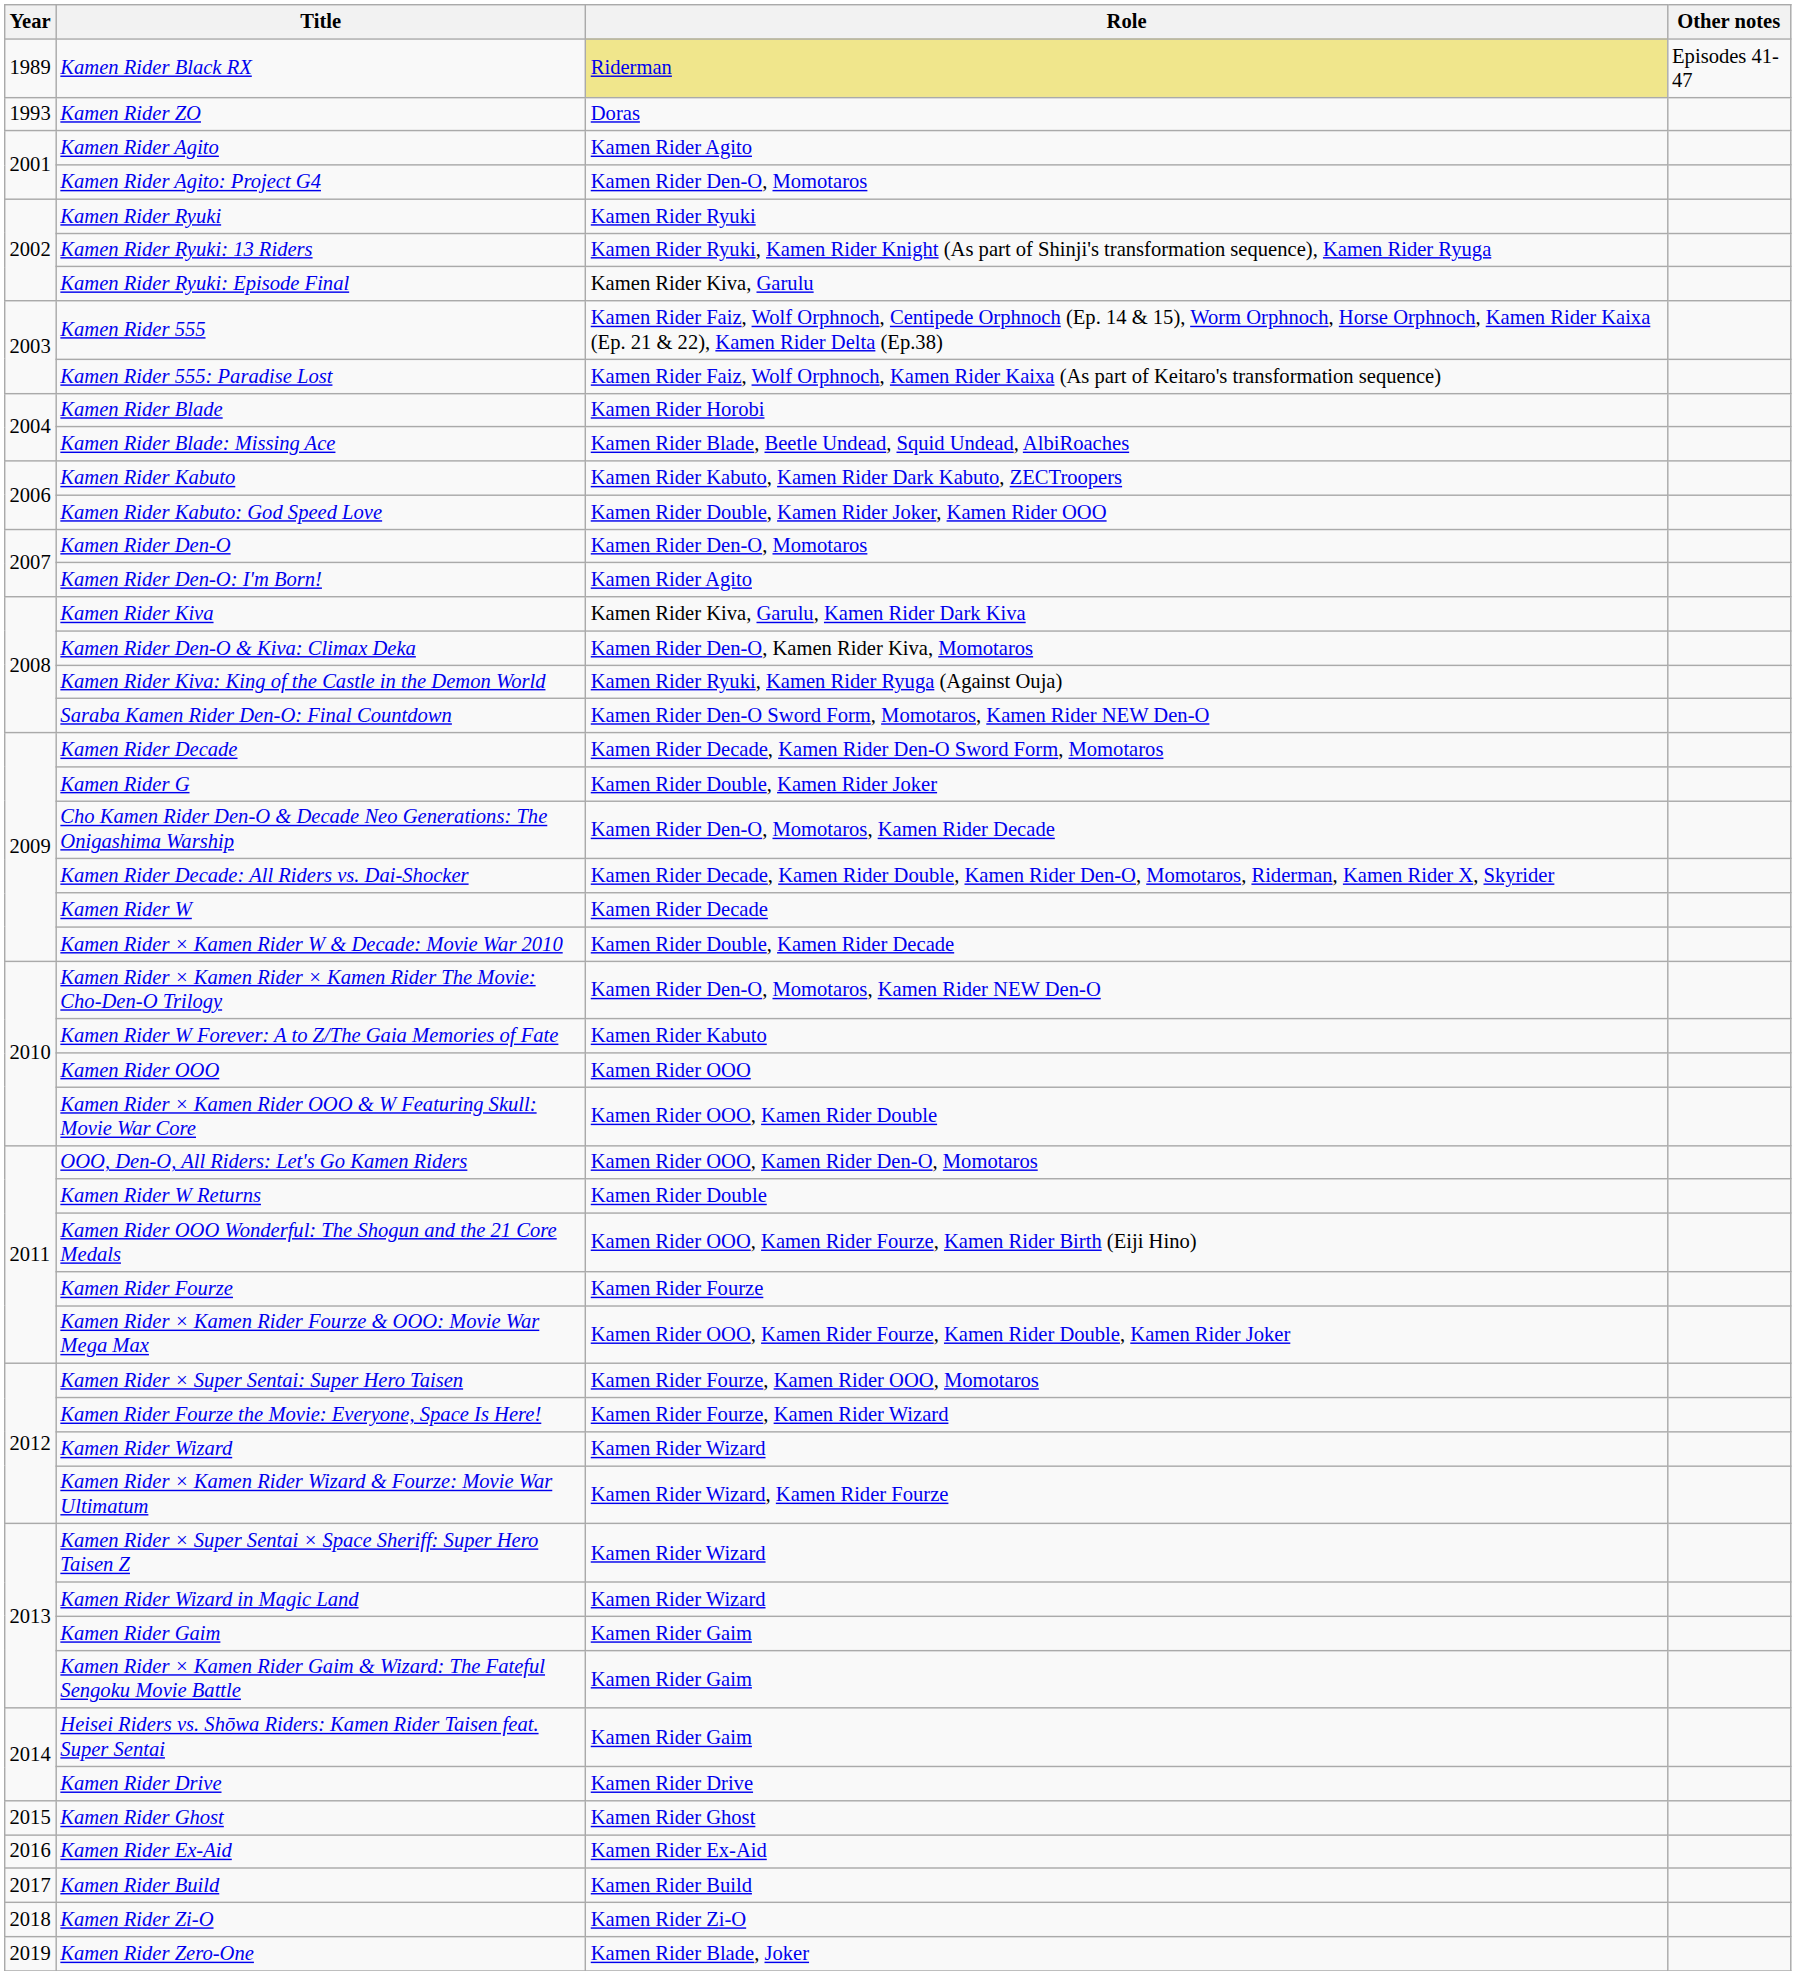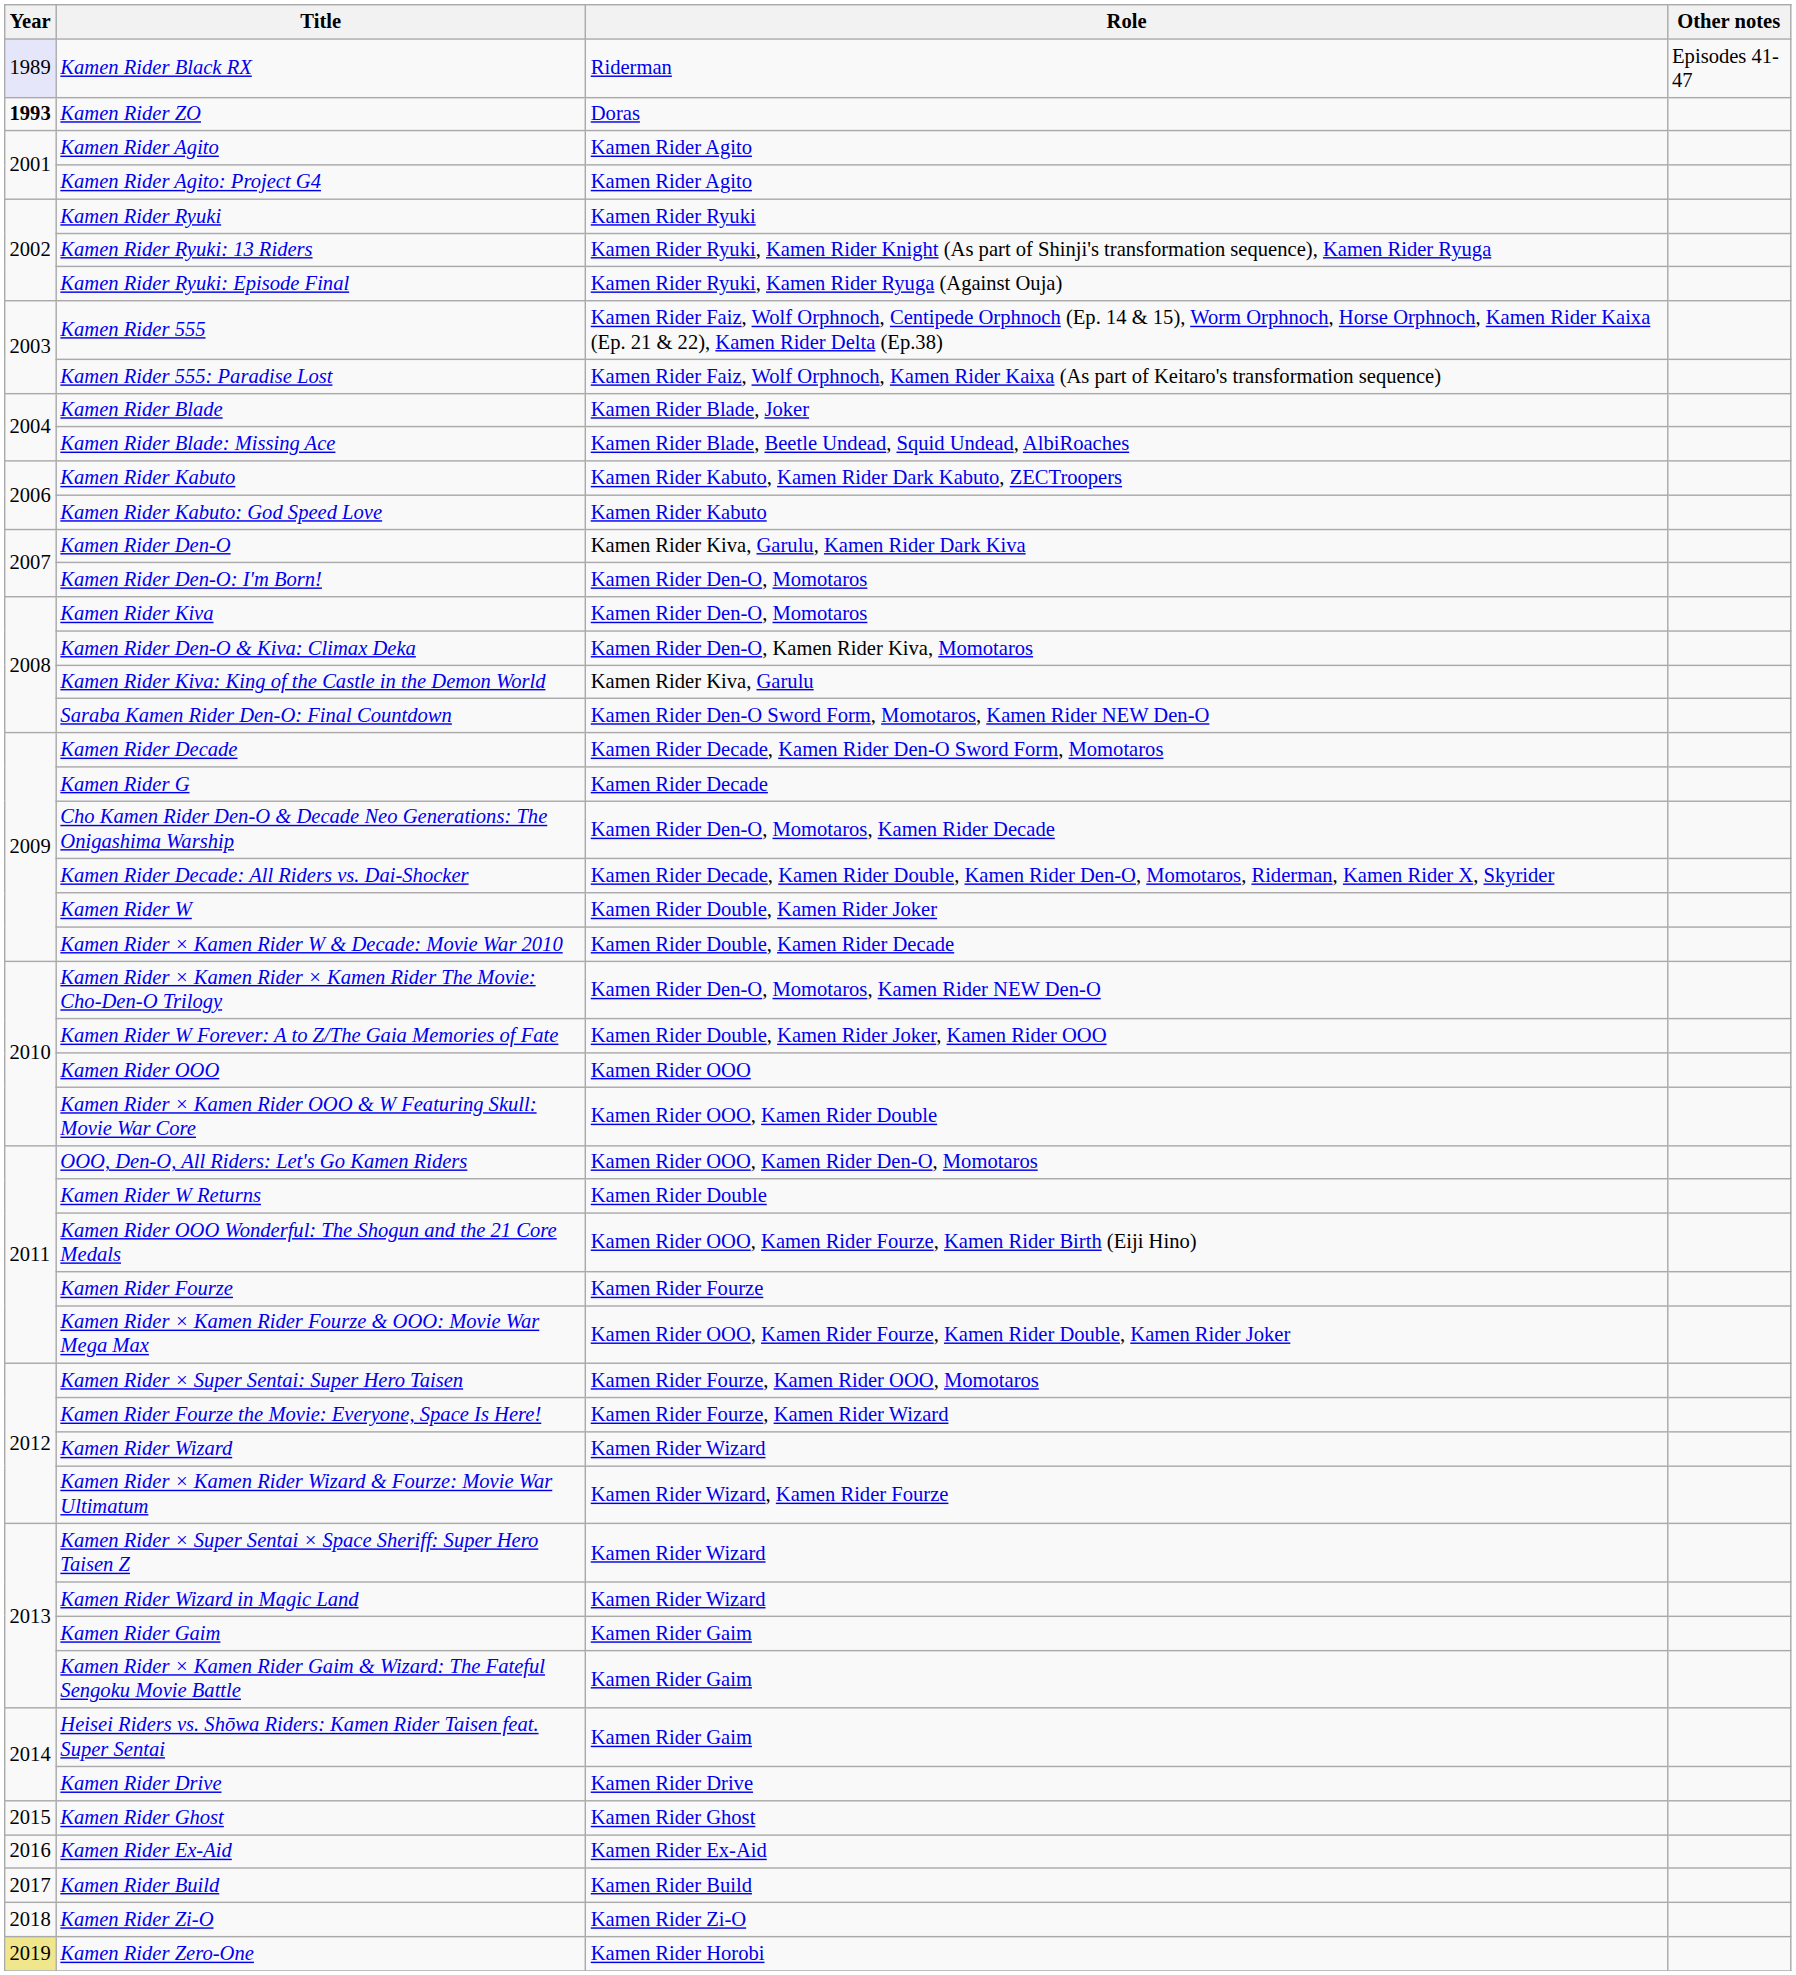(30, 67) no background -> (30, 67) lavender background
(631, 67) khaki background -> (631, 67) no background
(30, 114) normal -> (30, 114) bold
(729, 182) Kamen Rider Den-O, Momotaros -> (671, 182) Kamen Rider Agito
(702, 283) Kamen Rider Kiva, Garulu -> (827, 283) Kamen Rider Ryuki, Kamen Rider Ryuga (Against Ouja)
(678, 410) Kamen Rider Horobi -> (700, 410) Kamen Rider Blade, Joker
(849, 512) Kamen Rider Double, Kamen Rider Joker, Kamen Rider OOO -> (679, 512) Kamen Rider Kabuto
(729, 545) Kamen Rider Den-O, Momotaros -> (808, 545) Kamen Rider Kiva, Garulu, Kamen Rider Dark Kiva
(671, 579) Kamen Rider Agito -> (729, 579) Kamen Rider Den-O, Momotaros
(808, 613) Kamen Rider Kiva, Garulu, Kamen Rider Dark Kiva -> (729, 613) Kamen Rider Den-O, Momotaros
(827, 681) Kamen Rider Ryuki, Kamen Rider Ryuga (Against Ouja) -> (702, 681) Kamen Rider Kiva, Garulu
(764, 783) Kamen Rider Double, Kamen Rider Joker -> (679, 783) Kamen Rider Decade
(679, 909) Kamen Rider Decade -> (764, 909) Kamen Rider Double, Kamen Rider Joker
(679, 1036) Kamen Rider Kabuto -> (849, 1036) Kamen Rider Double, Kamen Rider Joker, Kamen Rider OOO
(30, 1953) no background -> (30, 1953) khaki background
(700, 1953) Kamen Rider Blade, Joker -> (678, 1953) Kamen Rider Horobi
